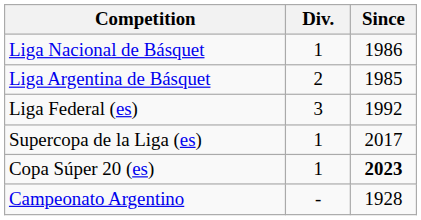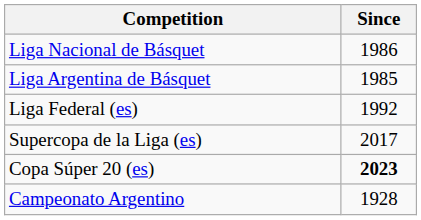- column: (318, 19)
